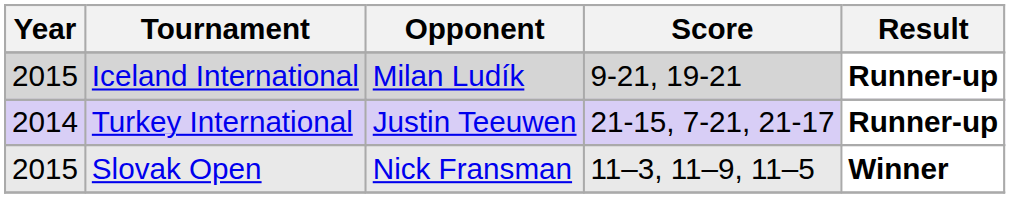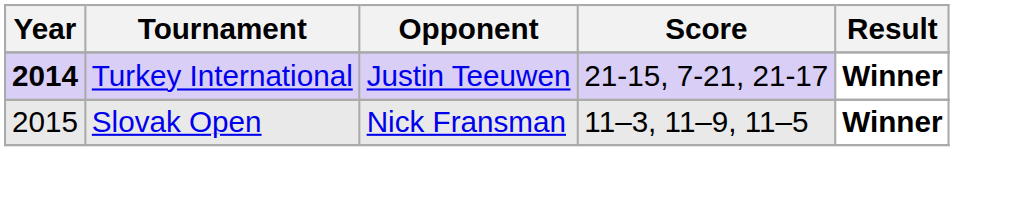- row: (225, 76)
(45, 123) normal -> (45, 76) bold
(923, 123) Runner-up -> (892, 76) Winner
